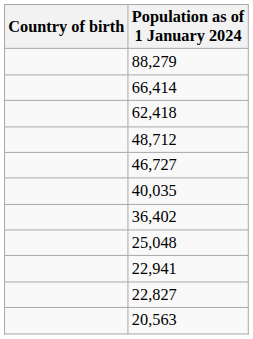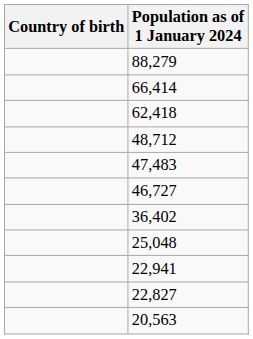+ row: (154, 165)
- row: (154, 191)
